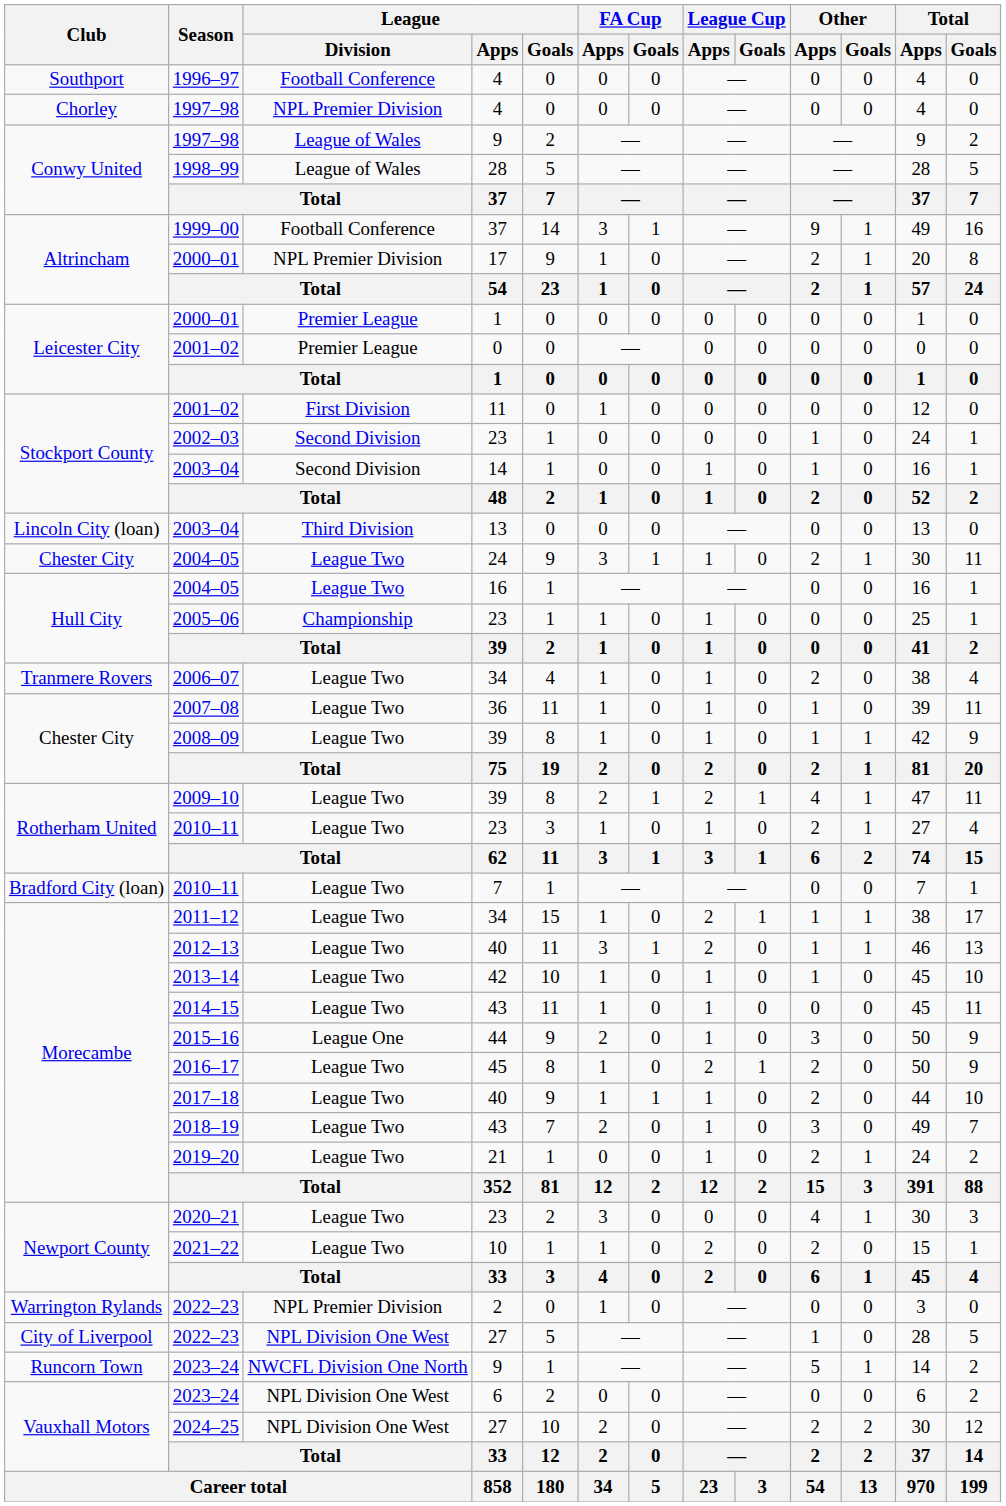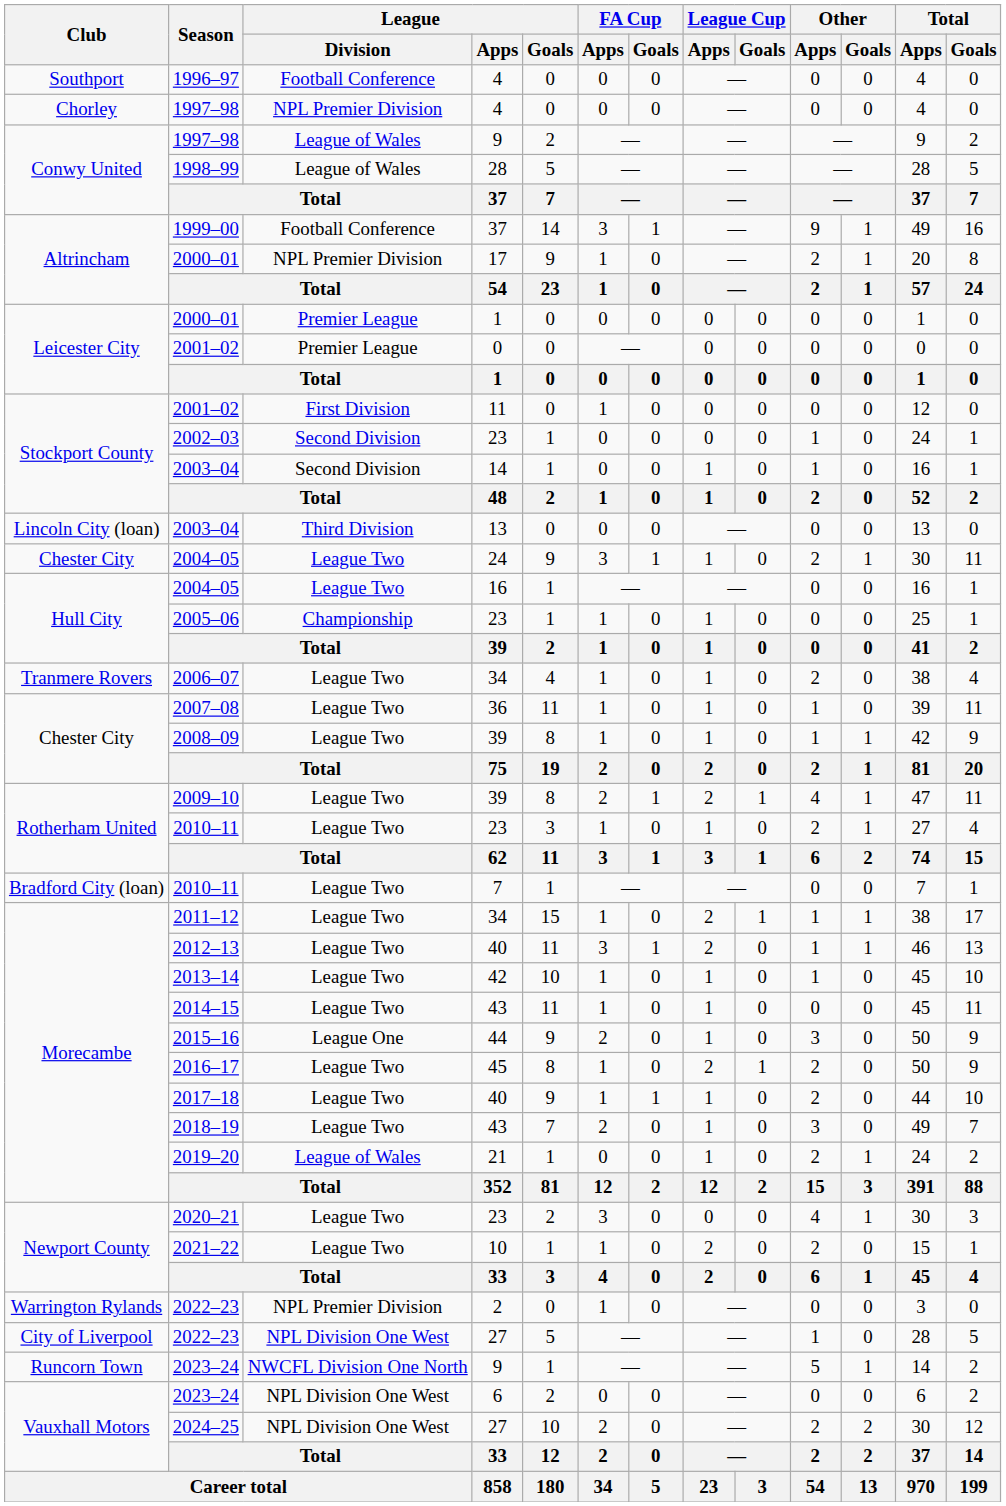(358, 1157) League Two -> (358, 1157) League of Wales
